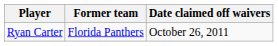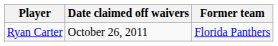columns swapped: (106, 13) <-> (210, 13)
